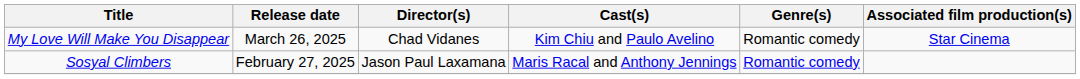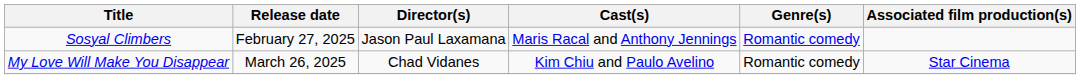rows swapped: (118, 62) <-> (118, 39)
